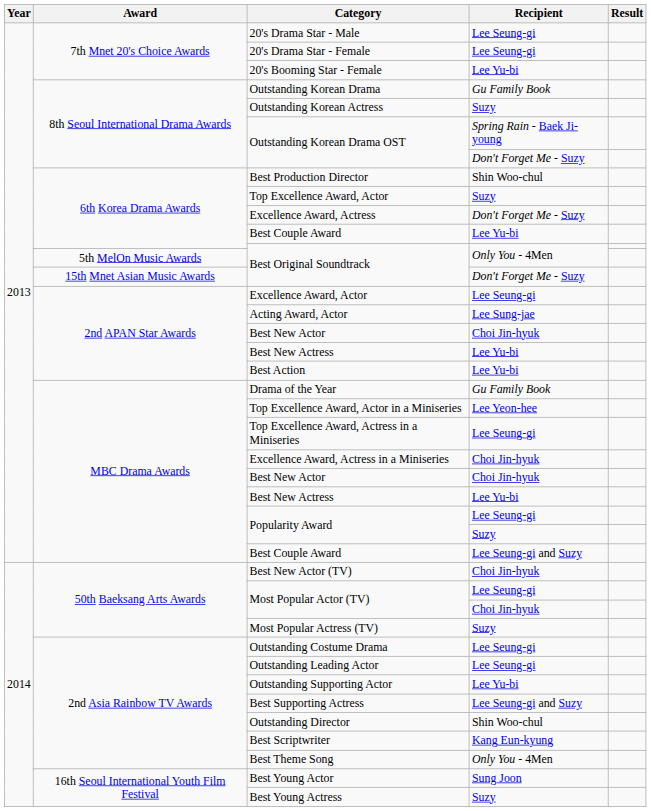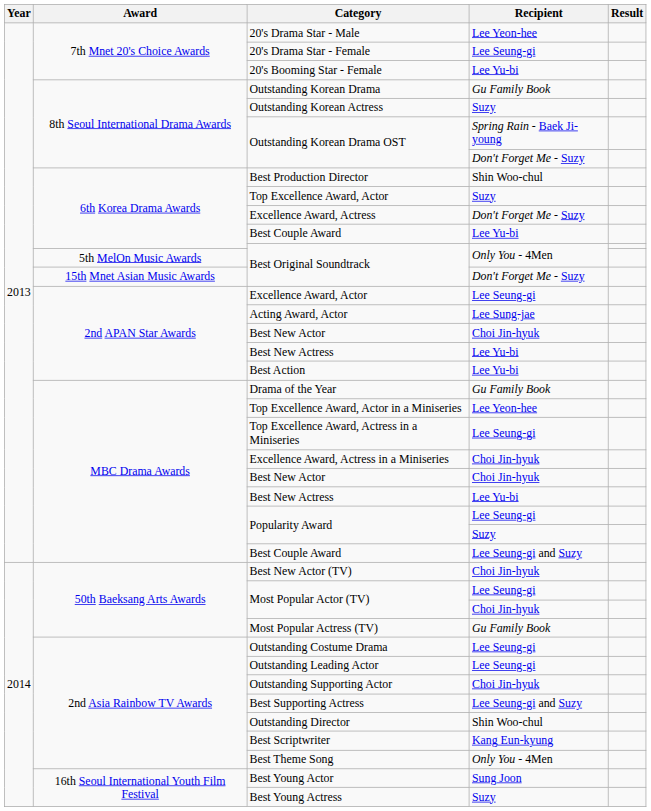(504, 32) Lee Seung-gi -> (505, 32) Lee Yeon-hee
(484, 628) Suzy -> (511, 628) Gu Family Book
(495, 684) Lee Yu-bi -> (506, 684) Choi Jin-hyuk
